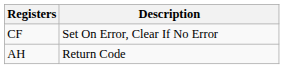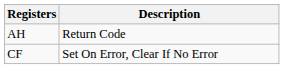rows swapped: (15, 34) <-> (16, 53)
